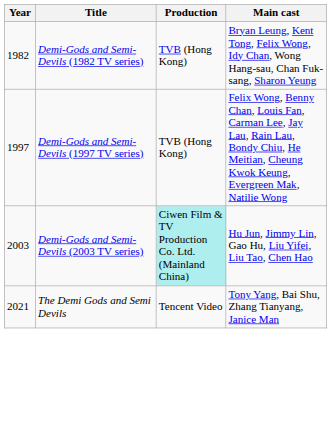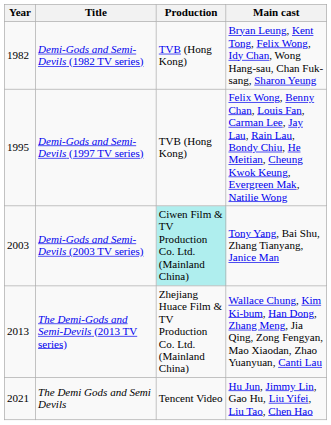(18, 147) 1997 -> (18, 147) 1995
(272, 245) Hu Jun, Jimmy Lin, Gao Hu, Liu Yifei, Liu Tao, Chen Hao -> (274, 245) Tony Yang, Bai Shu, Zhang Tianyang, Janice Man
+ row: (88, 331)
(274, 306) Tony Yang, Bai Shu, Zhang Tianyang, Janice Man -> (272, 398) Hu Jun, Jimmy Lin, Gao Hu, Liu Yifei, Liu Tao, Chen Hao
